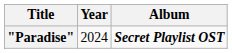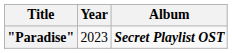(94, 37) 2024 -> (94, 37) 2023
